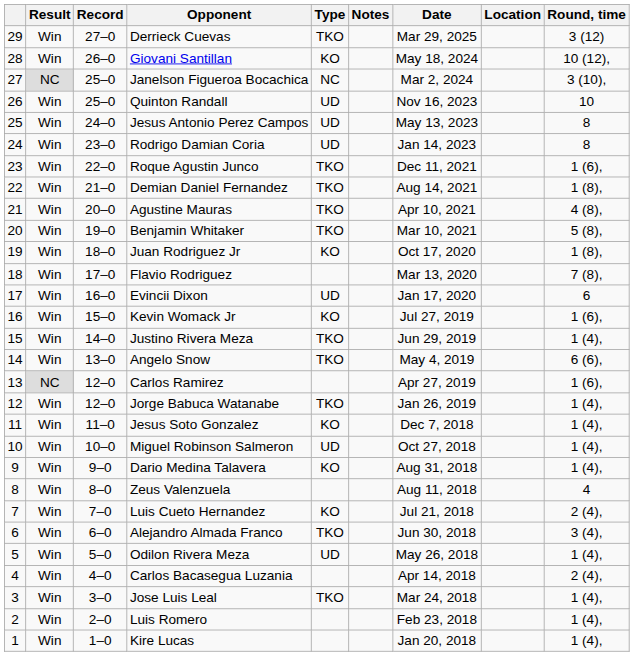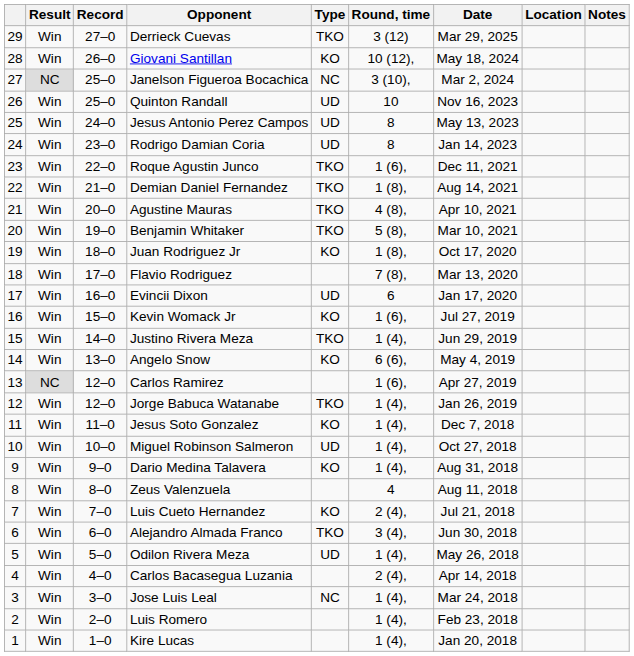columns swapped: (587, 15) <-> (371, 15)
(330, 360) TKO -> (330, 360) KO
(330, 597) TKO -> (330, 597) NC
